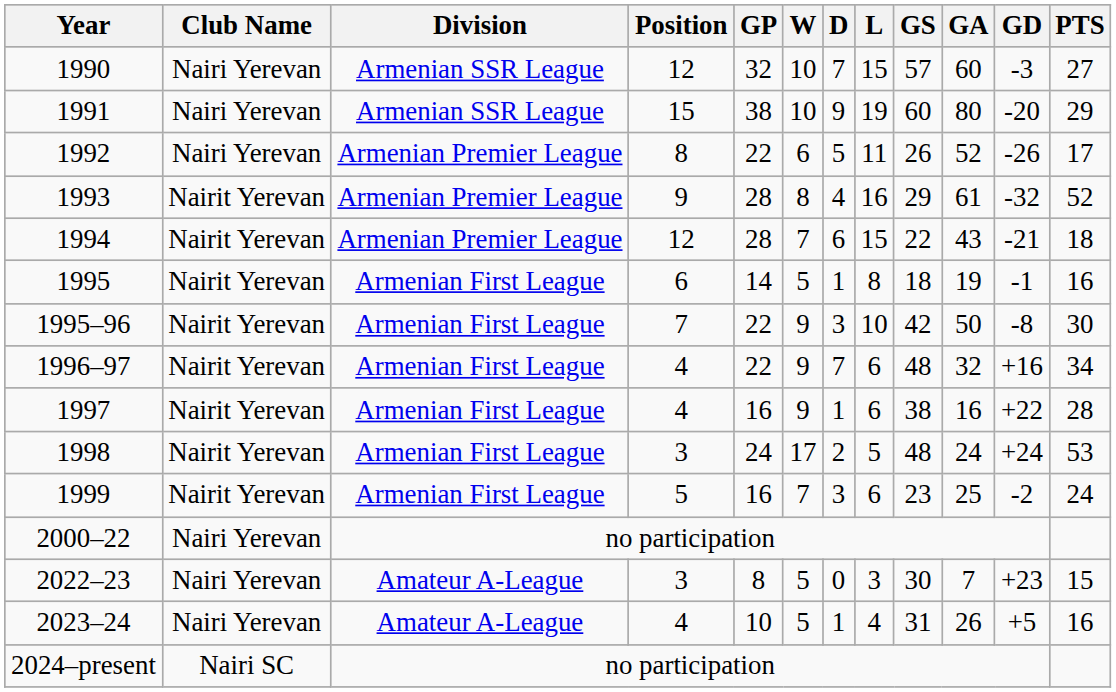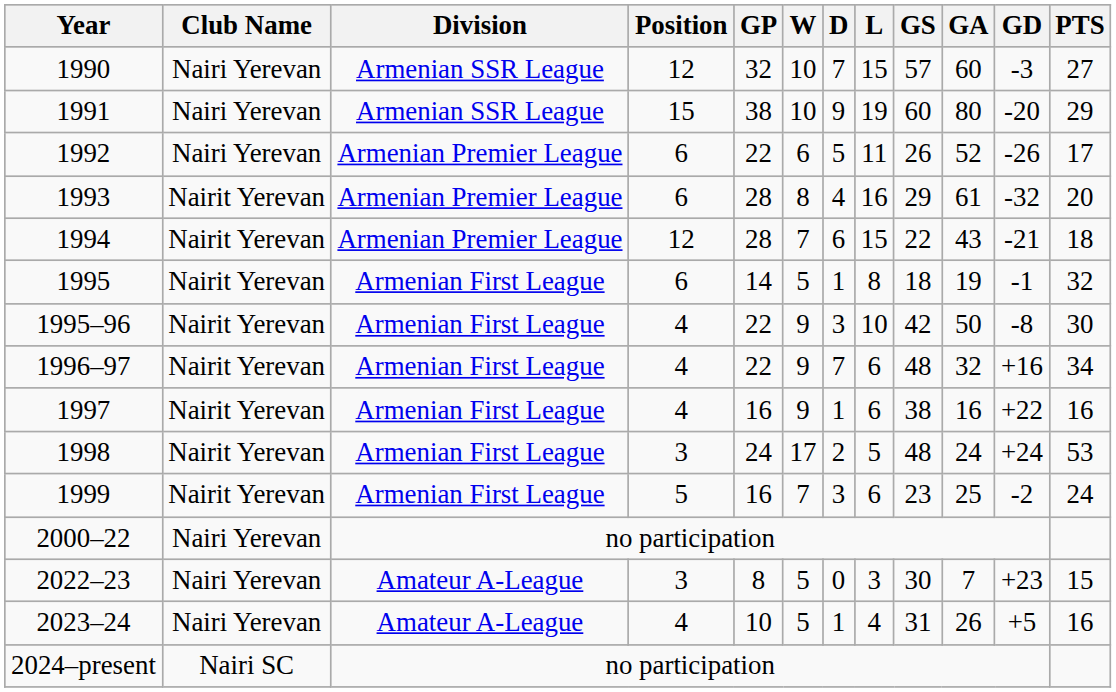(681, 153) 8 -> (681, 153) 6
(681, 196) 9 -> (681, 196) 6
(1080, 196) 52 -> (1080, 196) 20
(1080, 281) 16 -> (1080, 281) 32
(681, 324) 7 -> (681, 324) 4
(1080, 409) 28 -> (1080, 409) 16
